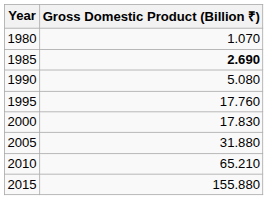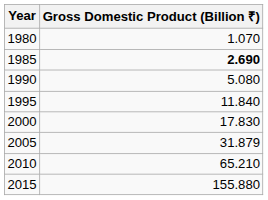(240, 101) 17.760 -> (240, 101) 11.840
(240, 143) 31.880 -> (240, 143) 31.879
